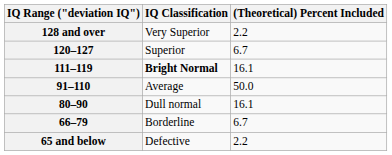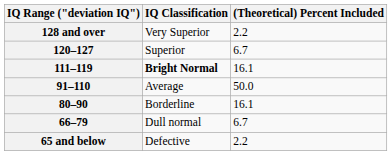(173, 104) Dull normal -> (170, 104) Borderline
(170, 123) Borderline -> (173, 123) Dull normal
